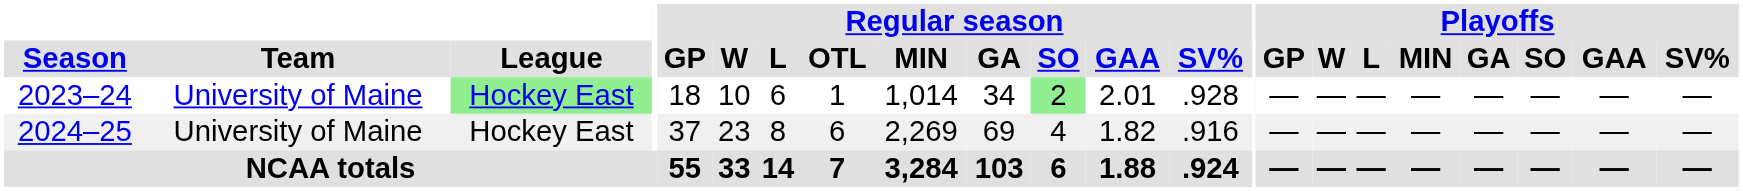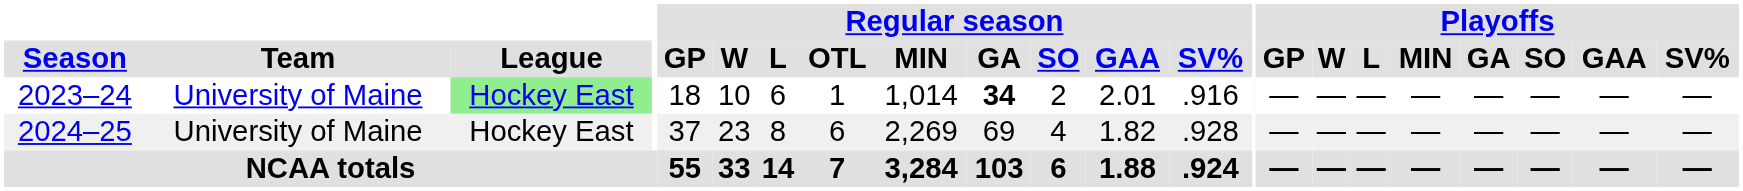(999, 95) normal -> (999, 95) bold
(1058, 95) lightgreen background -> (1058, 95) no background
(1210, 95) .928 -> (1210, 95) .916
(1210, 131) .916 -> (1210, 131) .928
